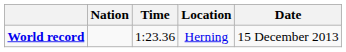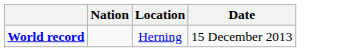- column: (155, 15)
